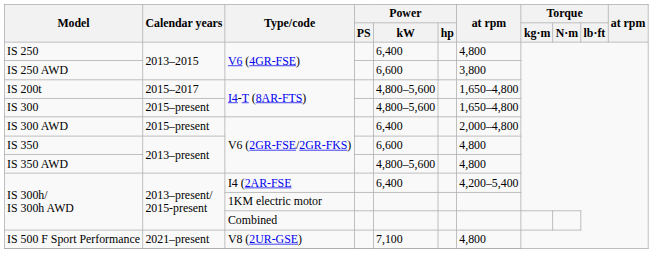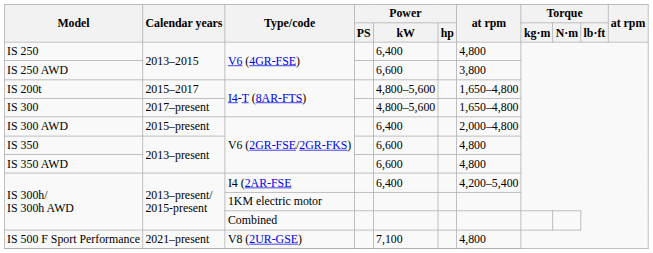(177, 107) 2015–present -> (177, 107) 2017–present
(406, 164) 4,800–5,600 -> (389, 164) 6,600
